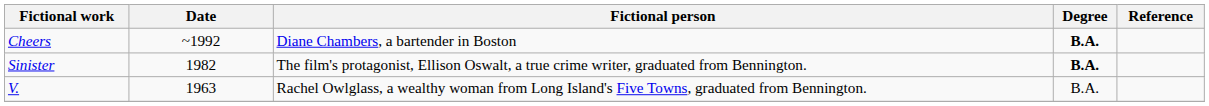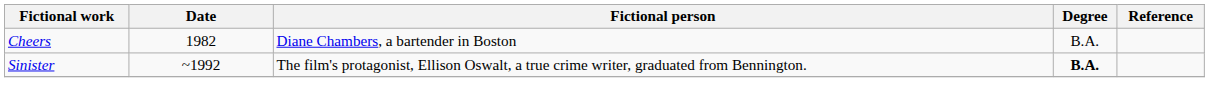(201, 40) ~1992 -> (201, 40) 1982
(1085, 40) bold -> (1085, 40) normal
(201, 64) 1982 -> (201, 64) ~1992
- row: (14, 88)
